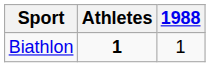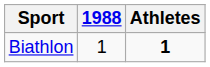columns swapped: (181, 18) <-> (117, 18)
